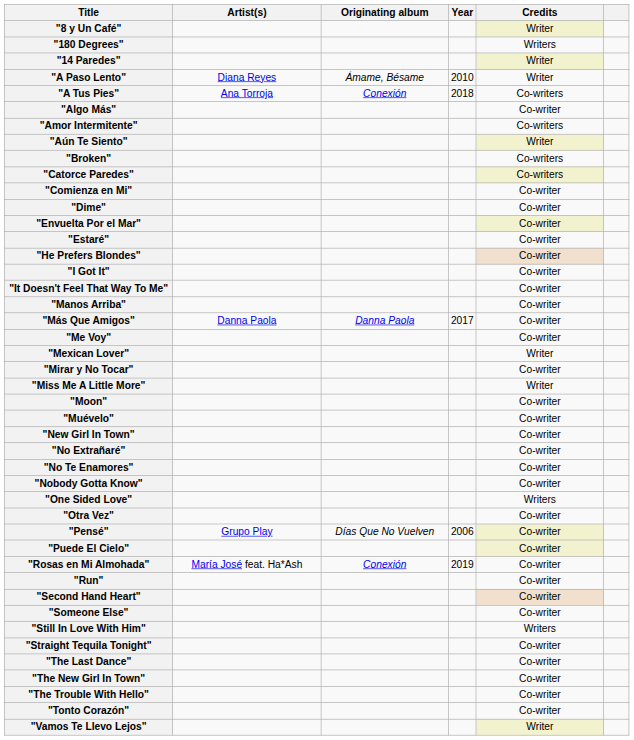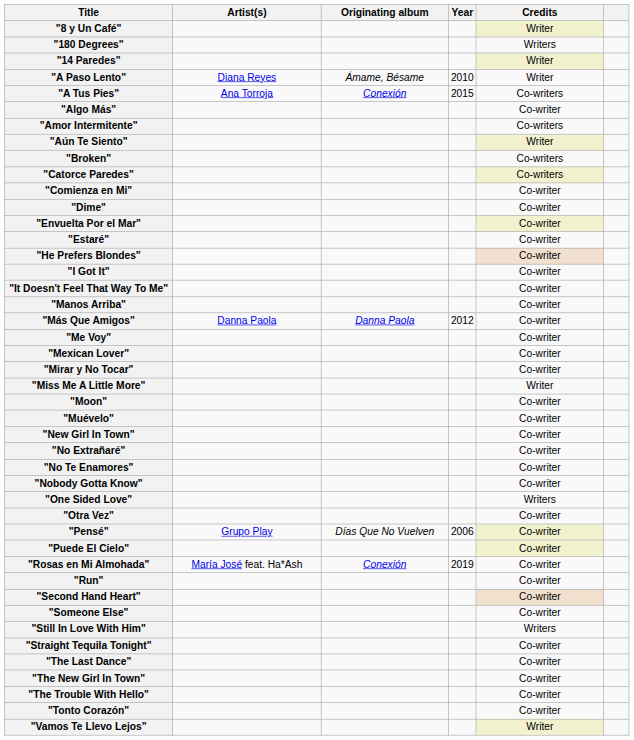(462, 93) 2018 -> (462, 93) 2015
(462, 321) 2017 -> (462, 321) 2012
(540, 353) Writer -> (540, 353) Co-writer
